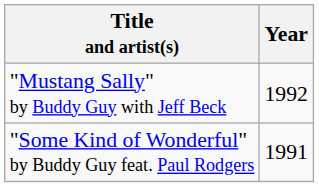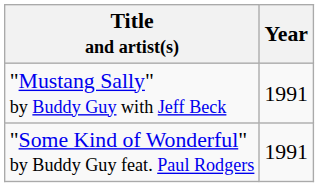(286, 92) 1992 -> (286, 92) 1991
